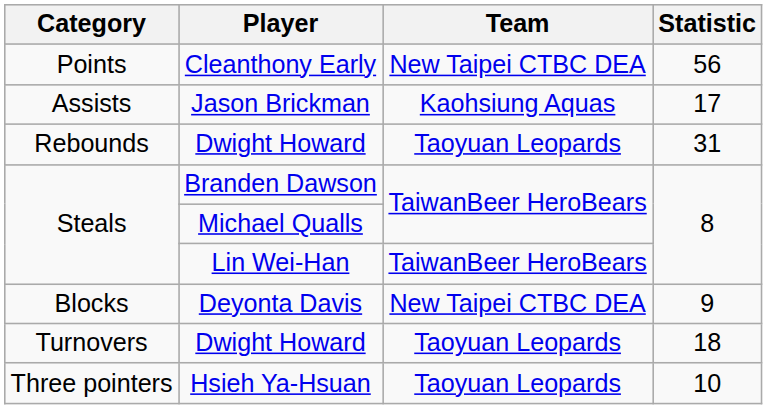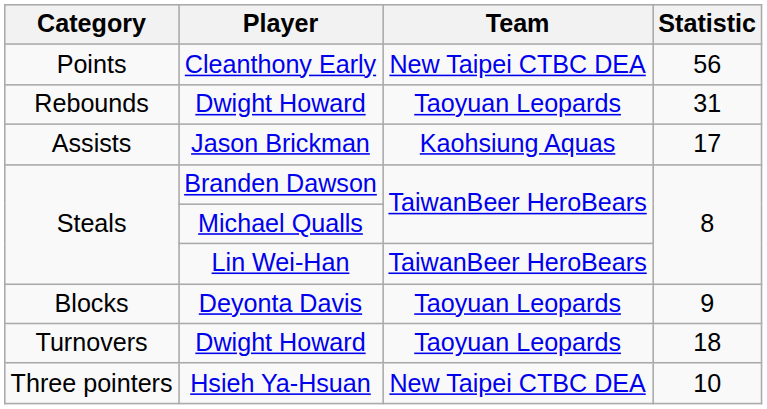rows swapped: (92, 143) <-> (92, 104)
(518, 303) New Taipei CTBC DEA -> (518, 303) Taoyuan Leopards
(518, 382) Taoyuan Leopards -> (518, 382) New Taipei CTBC DEA
